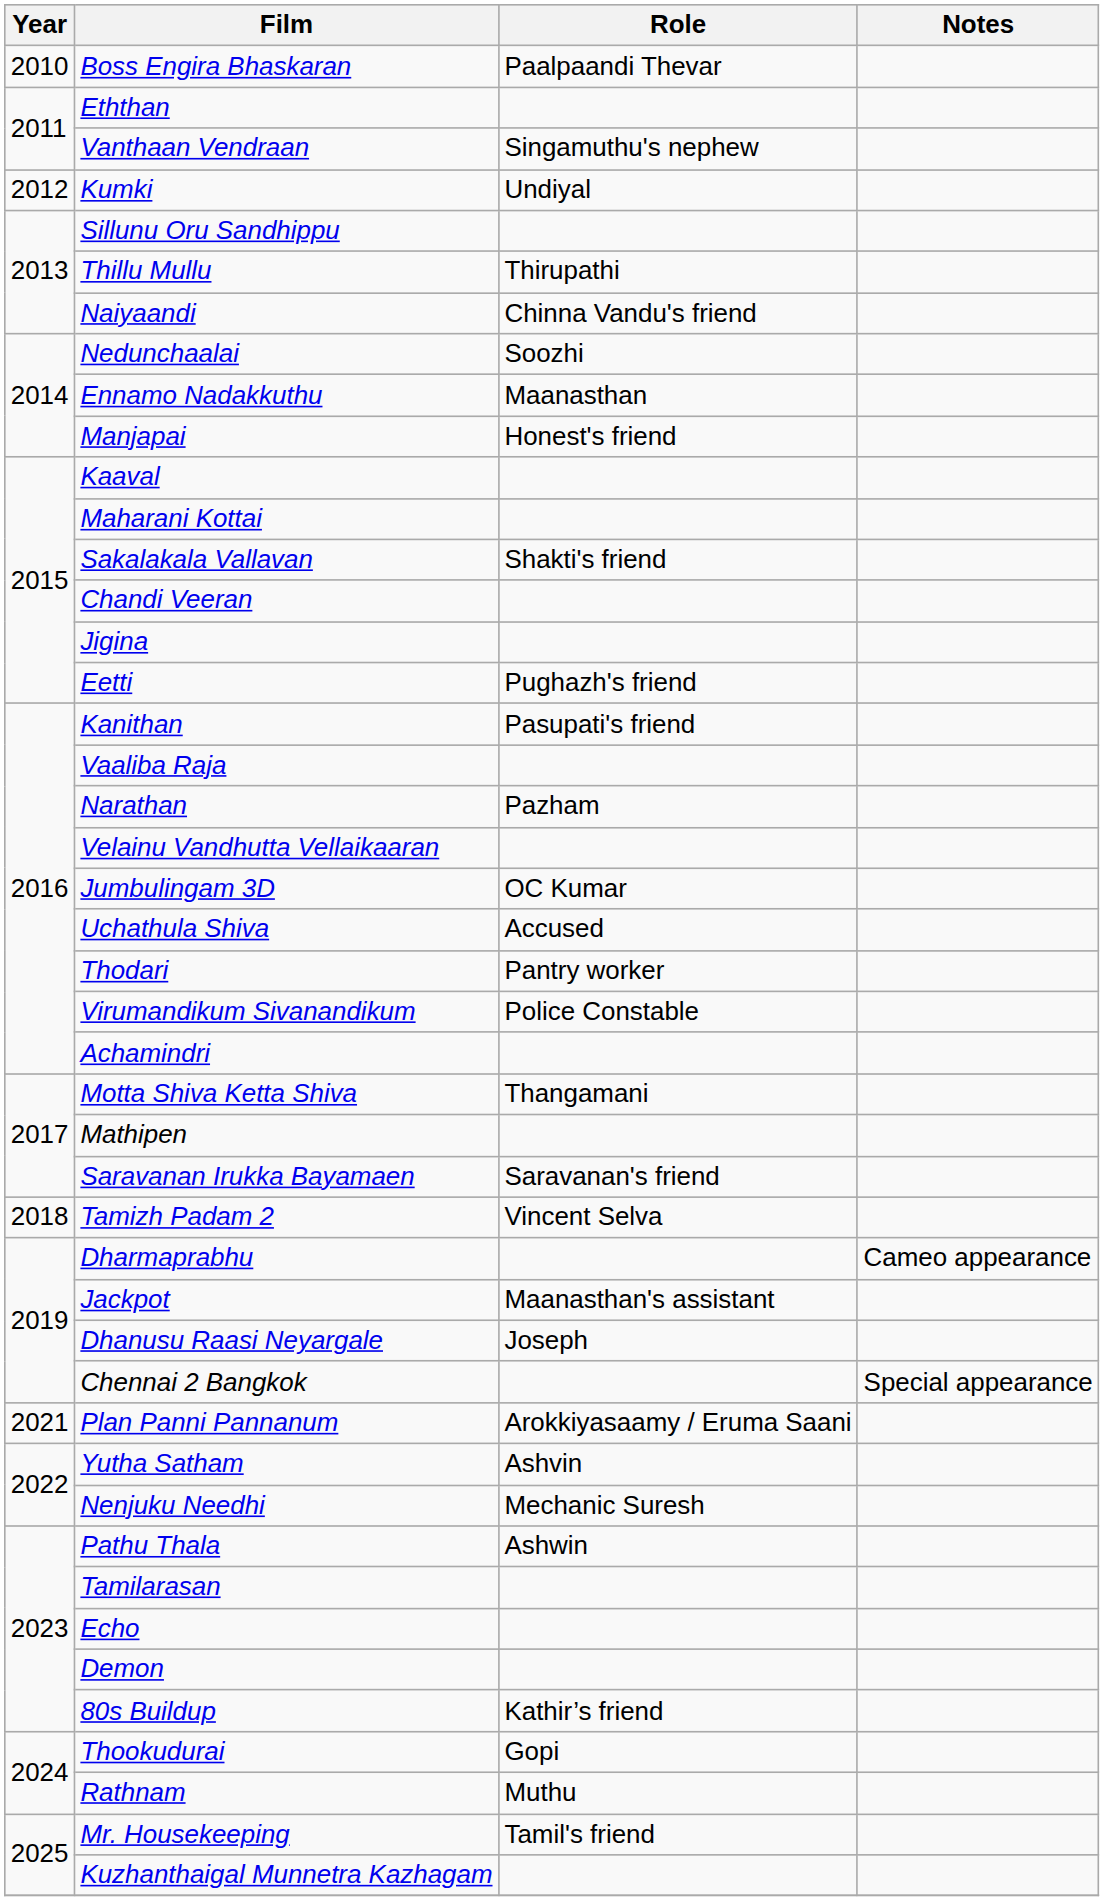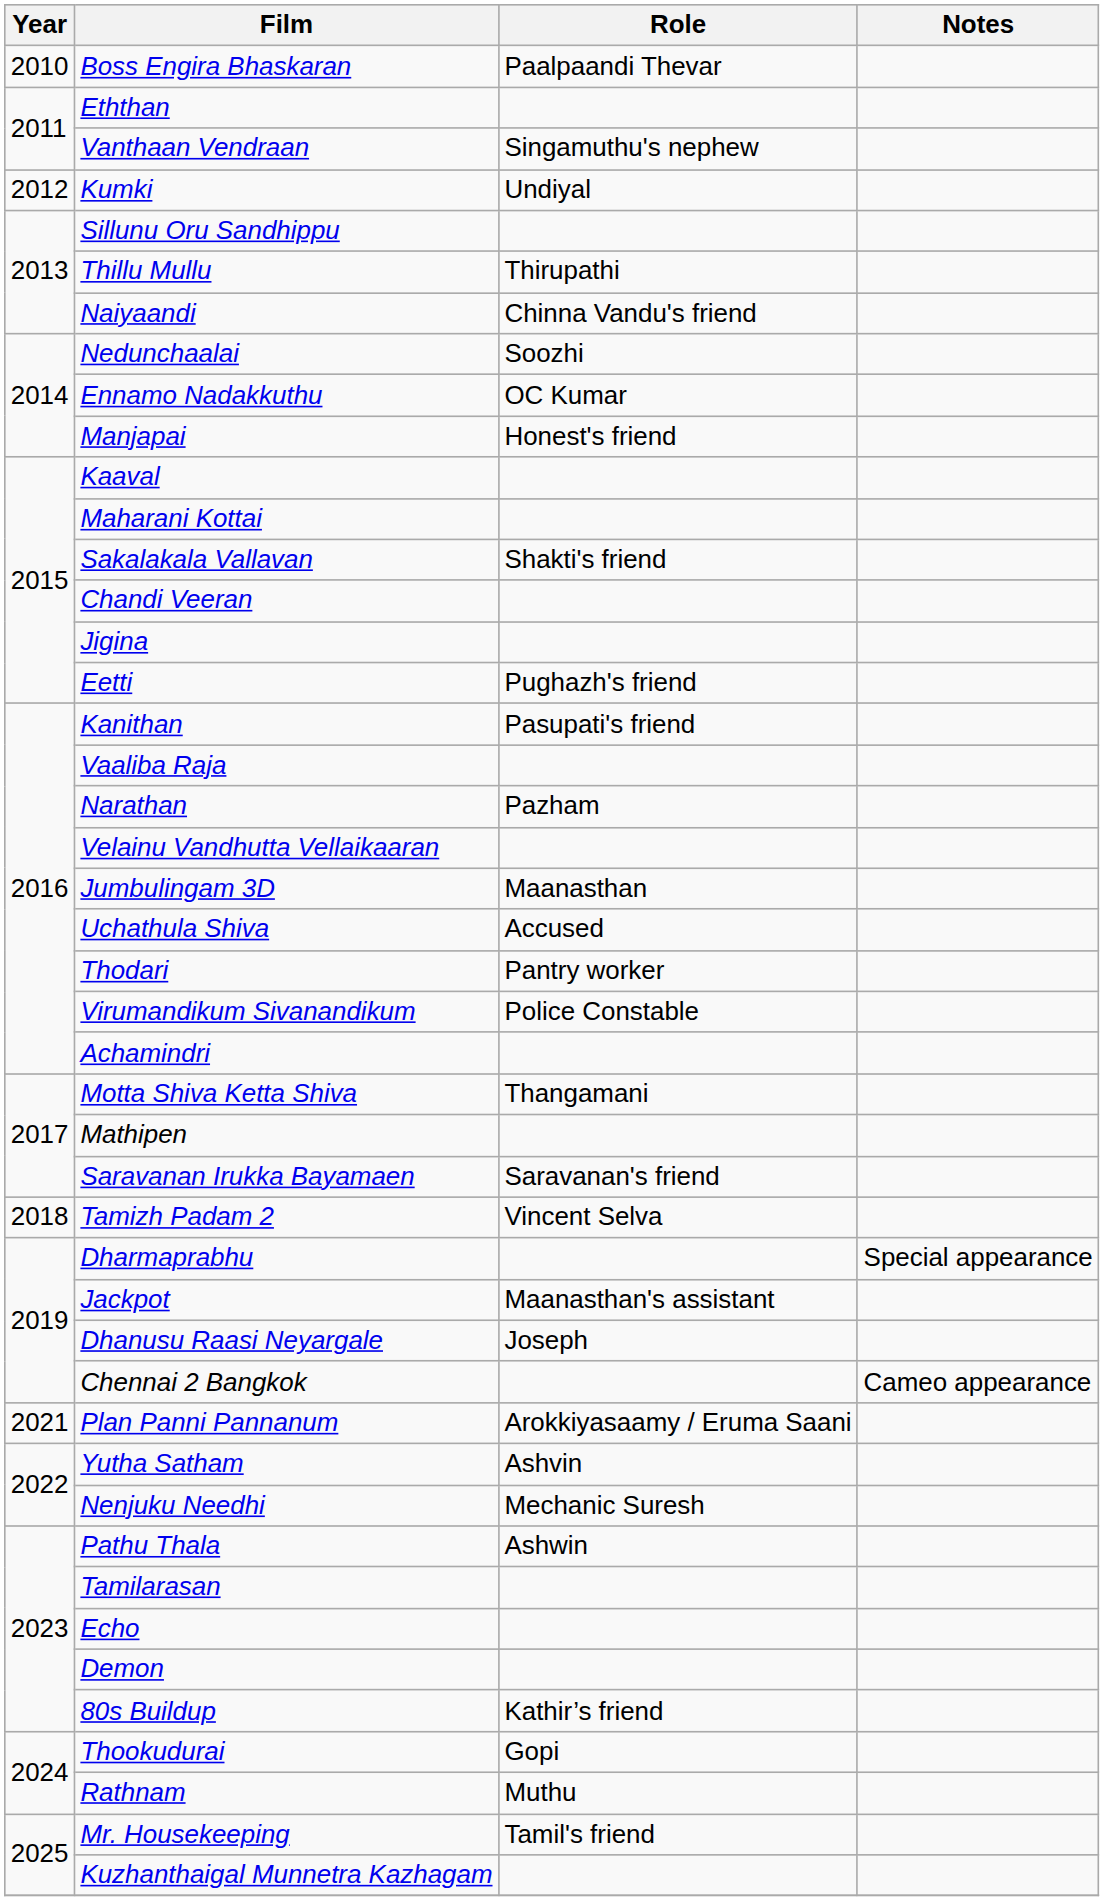(576, 395) Maanasthan -> (566, 395) OC Kumar
(566, 888) OC Kumar -> (576, 888) Maanasthan
(977, 1258) Cameo appearance -> (978, 1258) Special appearance
(978, 1381) Special appearance -> (977, 1381) Cameo appearance
